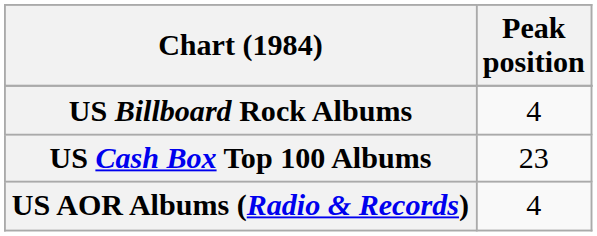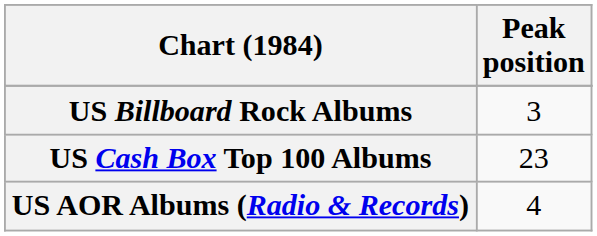(534, 109) 4 -> (534, 109) 3
